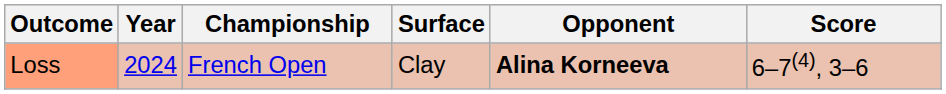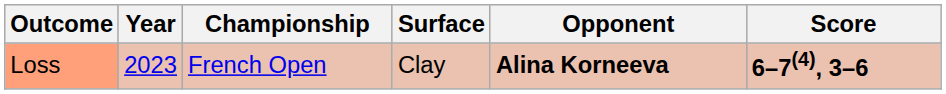(151, 65) 2024 -> (151, 65) 2023
(810, 65) normal -> (810, 65) bold
